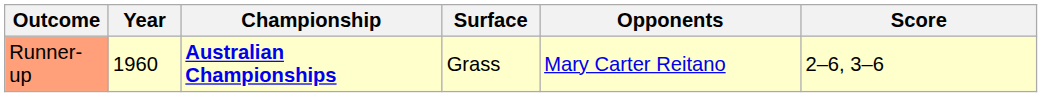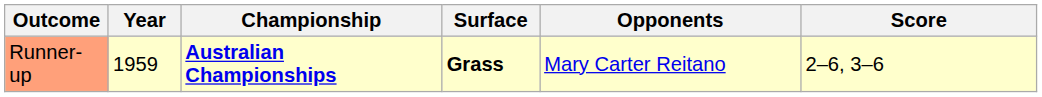(135, 63) 1960 -> (135, 63) 1959
(474, 63) normal -> (475, 63) bold
